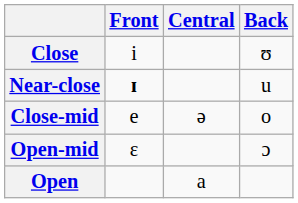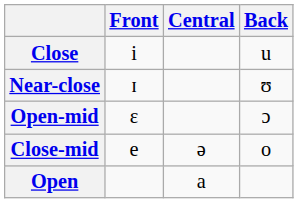(266, 52) ʊ -> (266, 52) u
(134, 85) bold -> (134, 85) normal
(266, 85) u -> (266, 85) ʊ
rows swapped: (55, 117) <-> (55, 149)
